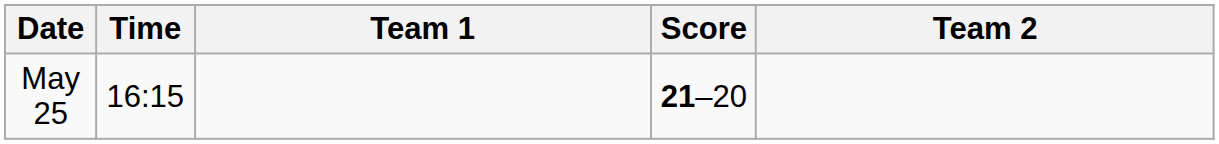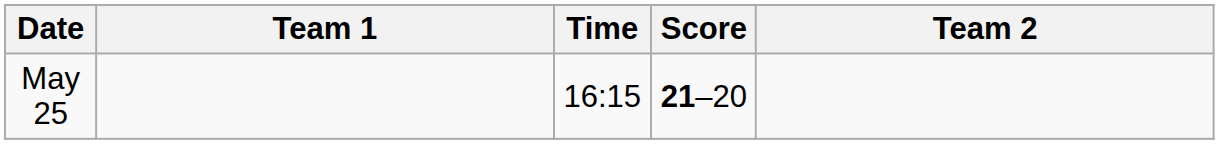columns swapped: (145, 29) <-> (423, 29)
